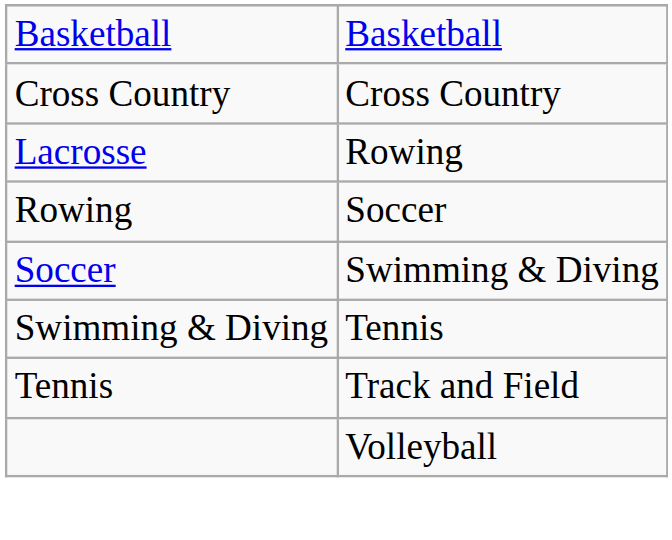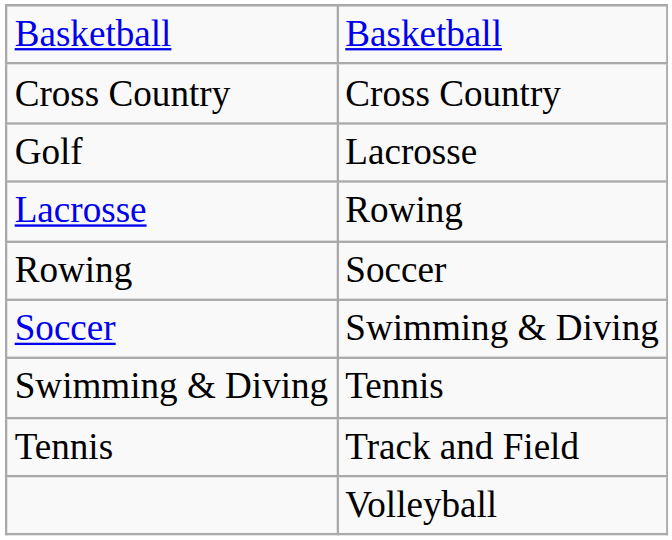+ row: (49, 151)
